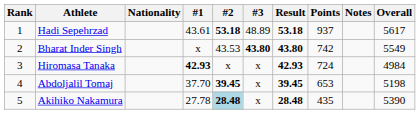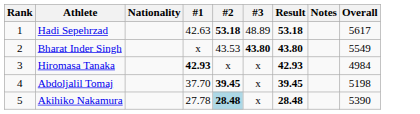- column: (325, 13)
(198, 30) 43.61 -> (198, 30) 42.63
